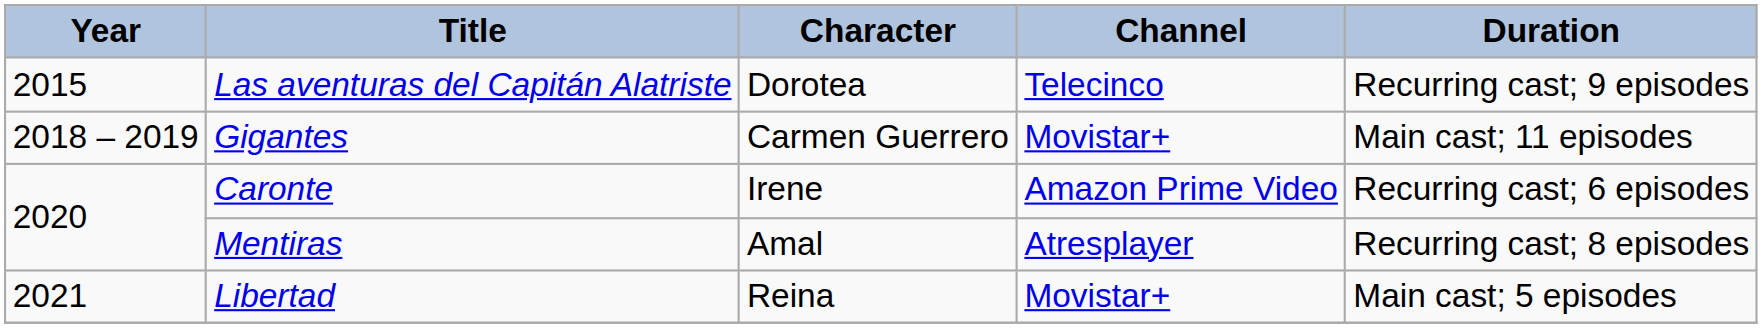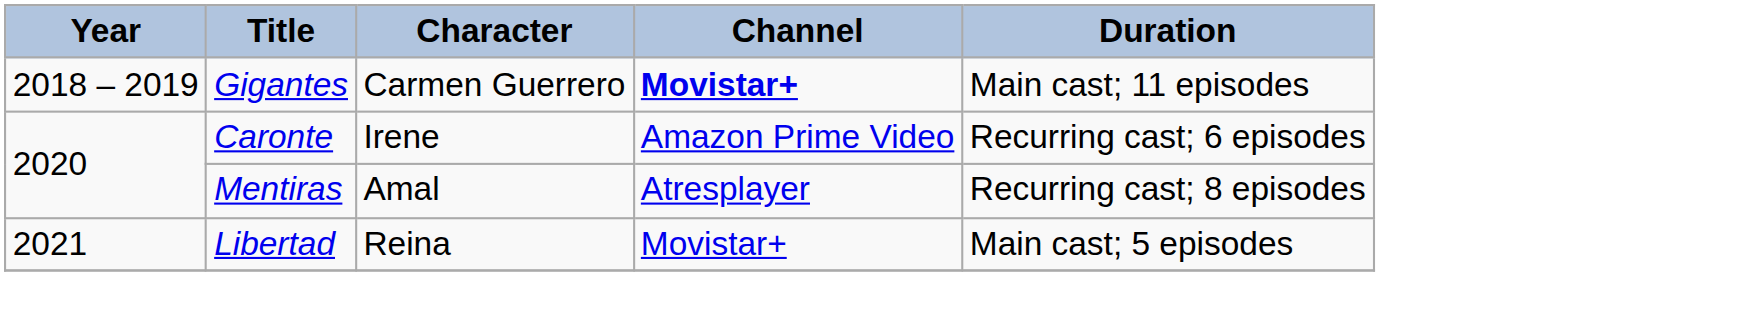- row: (473, 84)
(1097, 137) normal -> (719, 84) bold
